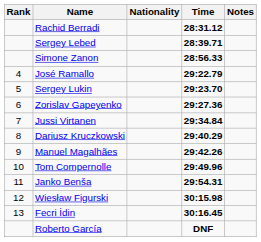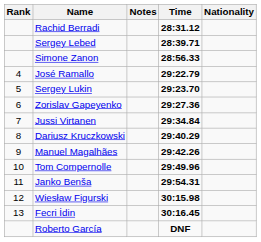columns swapped: (154, 12) <-> (240, 12)
